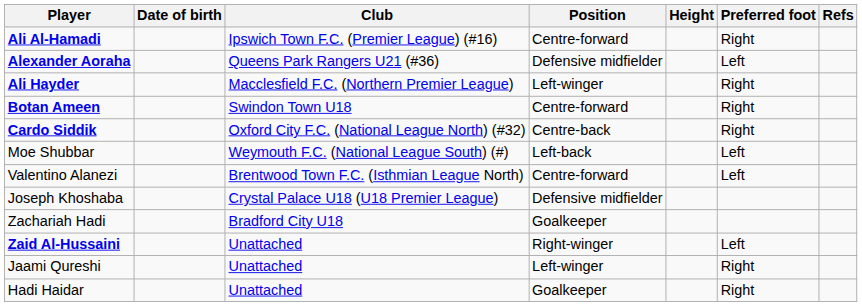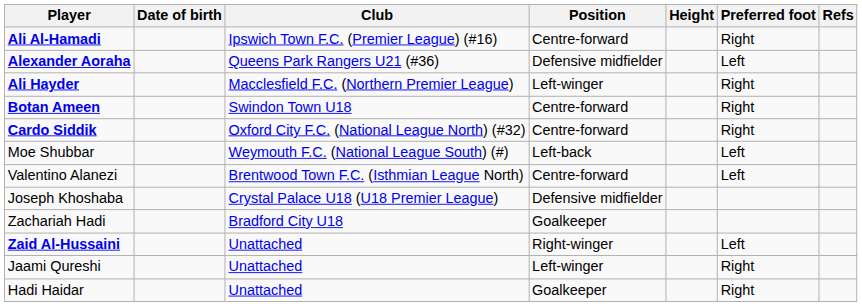(571, 130) Centre-back -> (580, 130) Centre-forward
